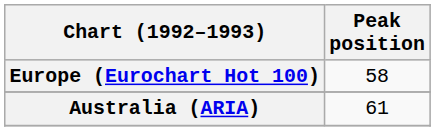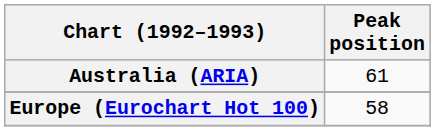rows swapped: (165, 109) <-> (165, 76)
